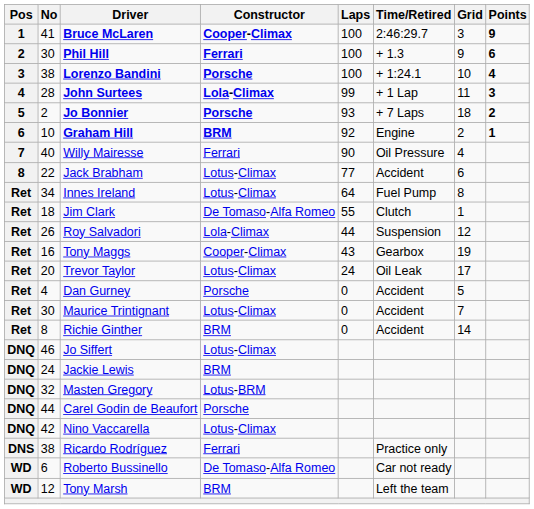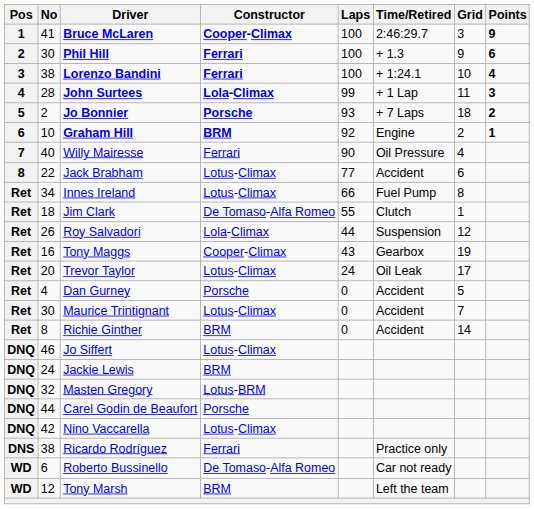(228, 74) Porsche -> (223, 74) Ferrari
(348, 192) 64 -> (348, 192) 66
